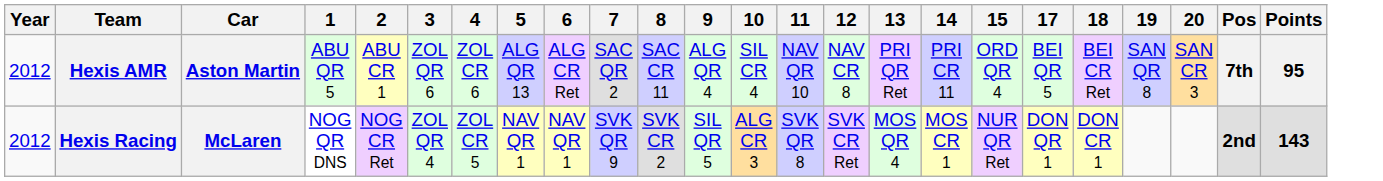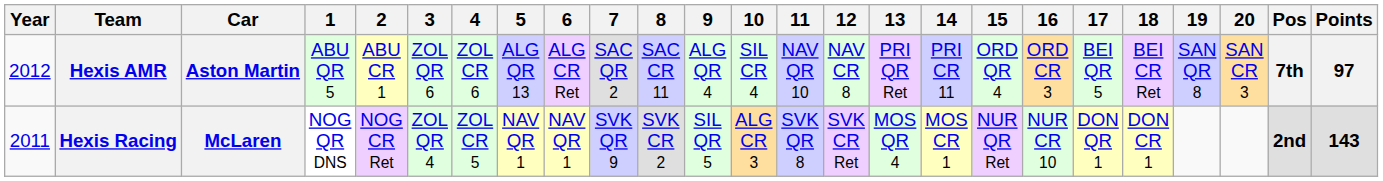+ column: (1048, 20)
(1294, 70) 95 -> (1344, 70) 97
(30, 141) 2012 -> (30, 141) 2011
